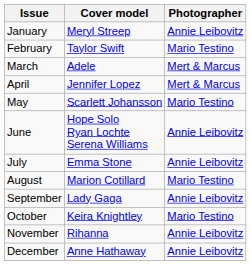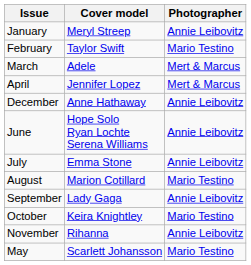rows swapped: (18, 102) <-> (33, 251)
